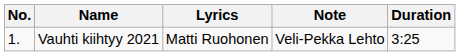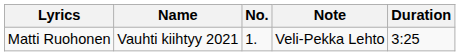columns swapped: (20, 16) <-> (217, 16)
